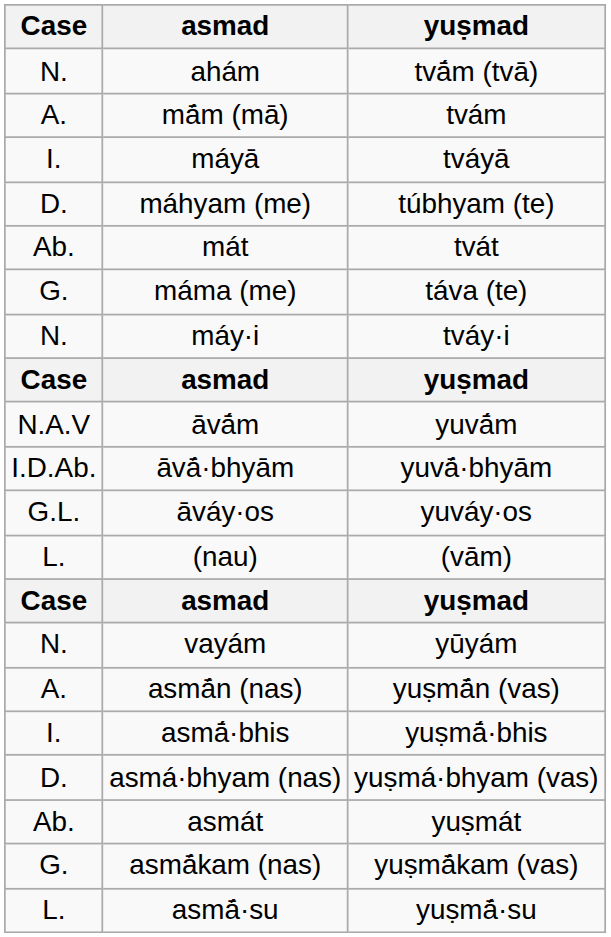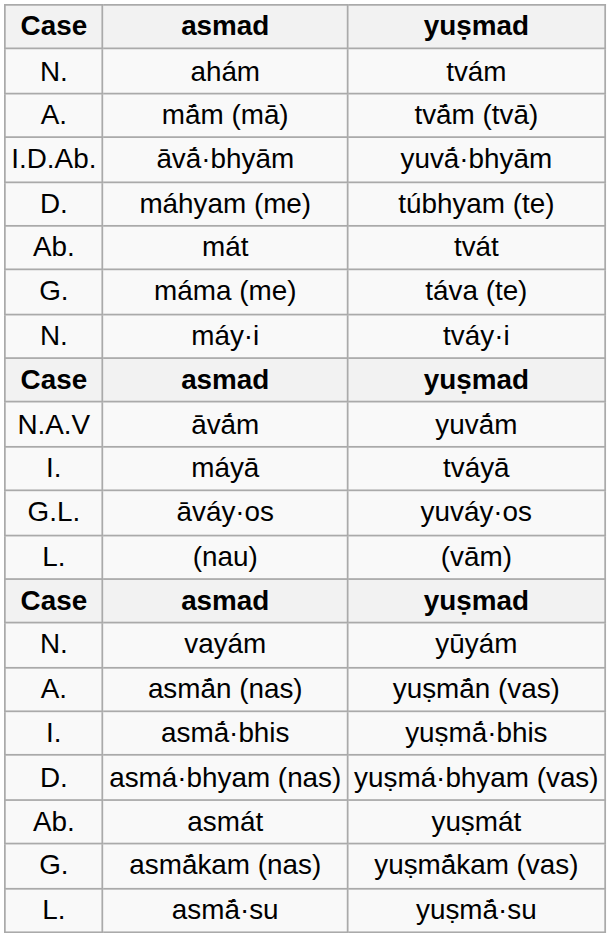(476, 70) tvā́m (tvā) -> (476, 70) tvám
(476, 114) tvám -> (476, 114) tvā́m (tvā)
rows swapped: (225, 159) <-> (225, 468)
